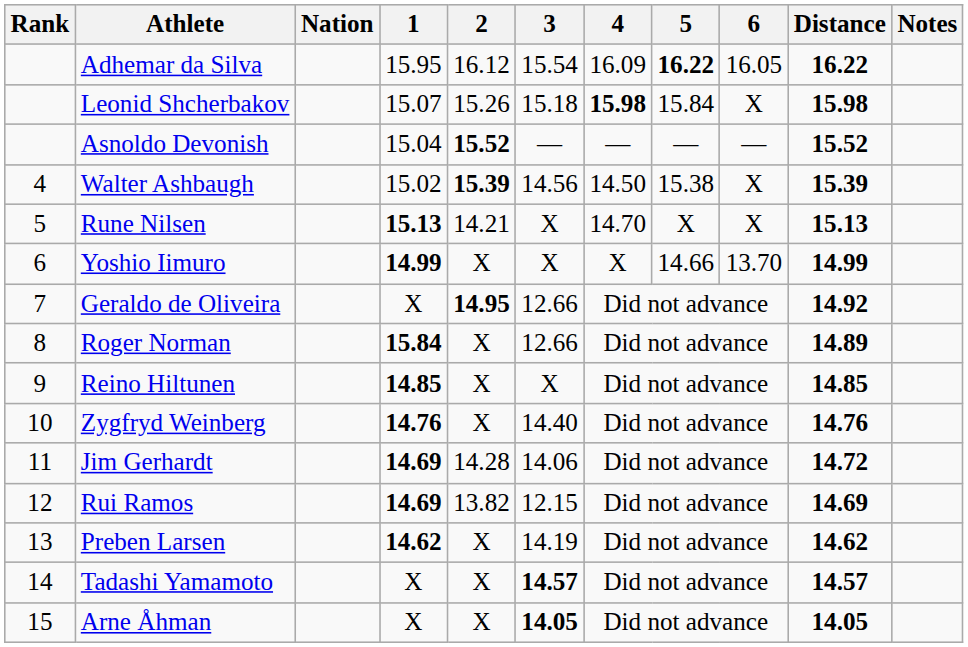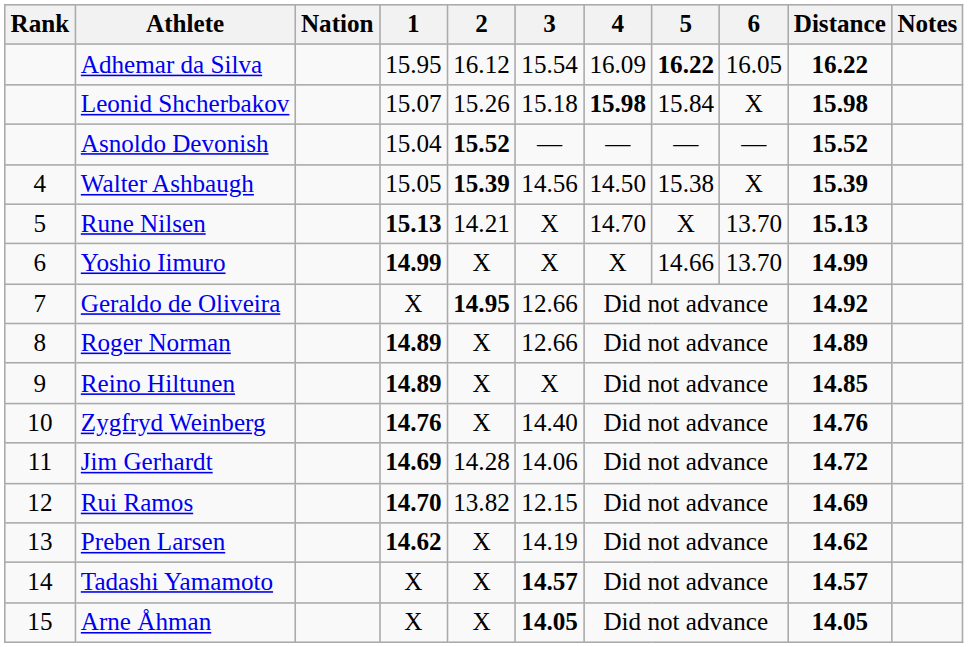(413, 183) 15.02 -> (413, 183) 15.05
(754, 223) X -> (754, 223) 13.70
(413, 343) 15.84 -> (413, 343) 14.89
(413, 382) 14.85 -> (413, 382) 14.89
(413, 502) 14.69 -> (413, 502) 14.70
